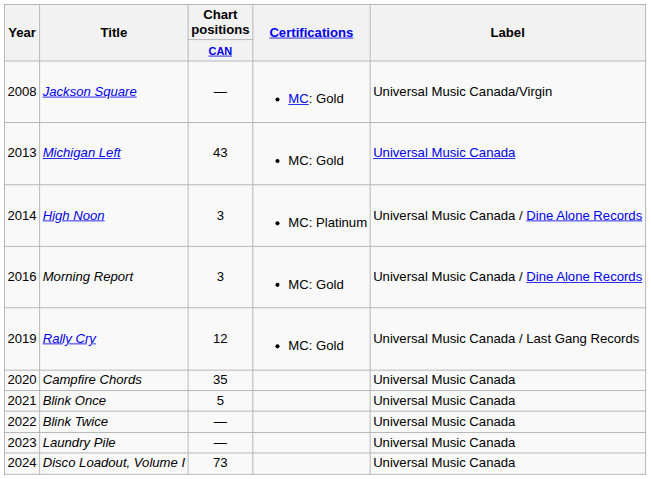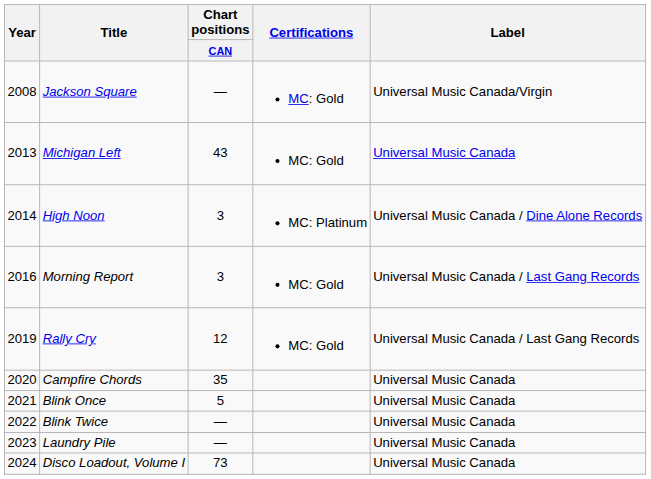(508, 277) Universal Music Canada / Dine Alone Records -> (506, 277) Universal Music Canada / Last Gang Records
